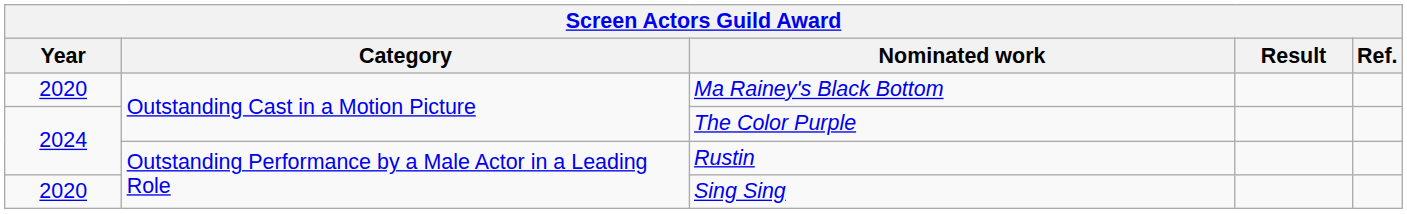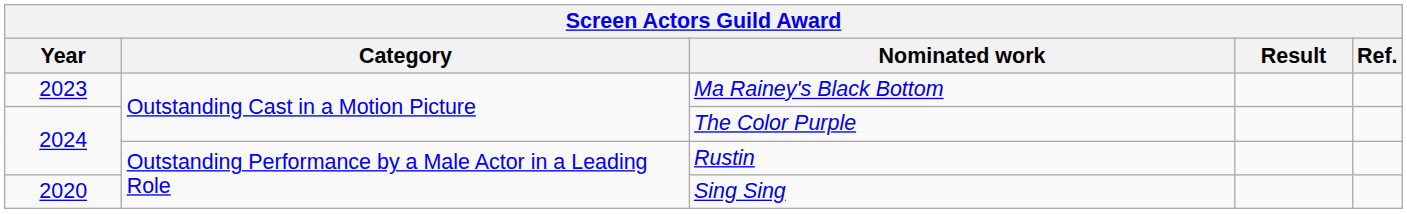(63, 89) 2020 -> (63, 89) 2023
